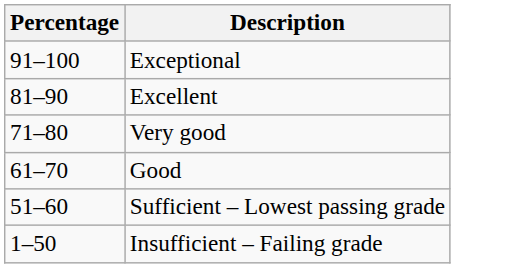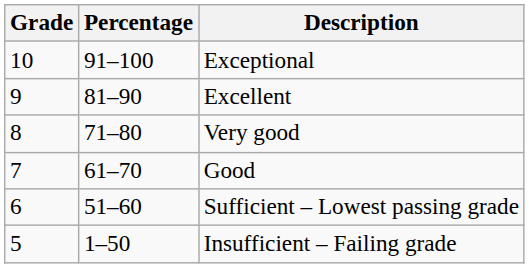+ column: (42, 22)
